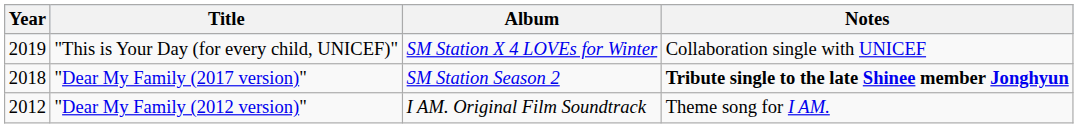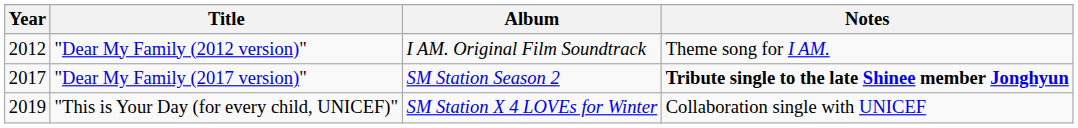rows swapped: (181, 107) <-> (226, 48)
(27, 78) 2018 -> (27, 78) 2017
